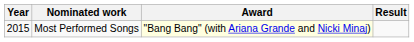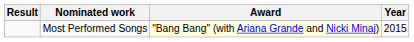columns swapped: (18, 12) <-> (391, 12)
